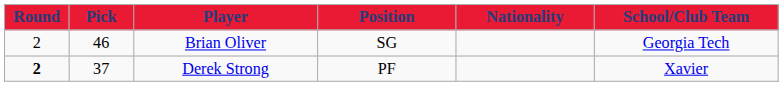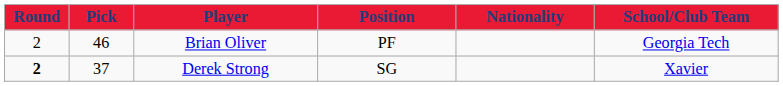(387, 42) SG -> (387, 42) PF
(387, 68) PF -> (387, 68) SG
